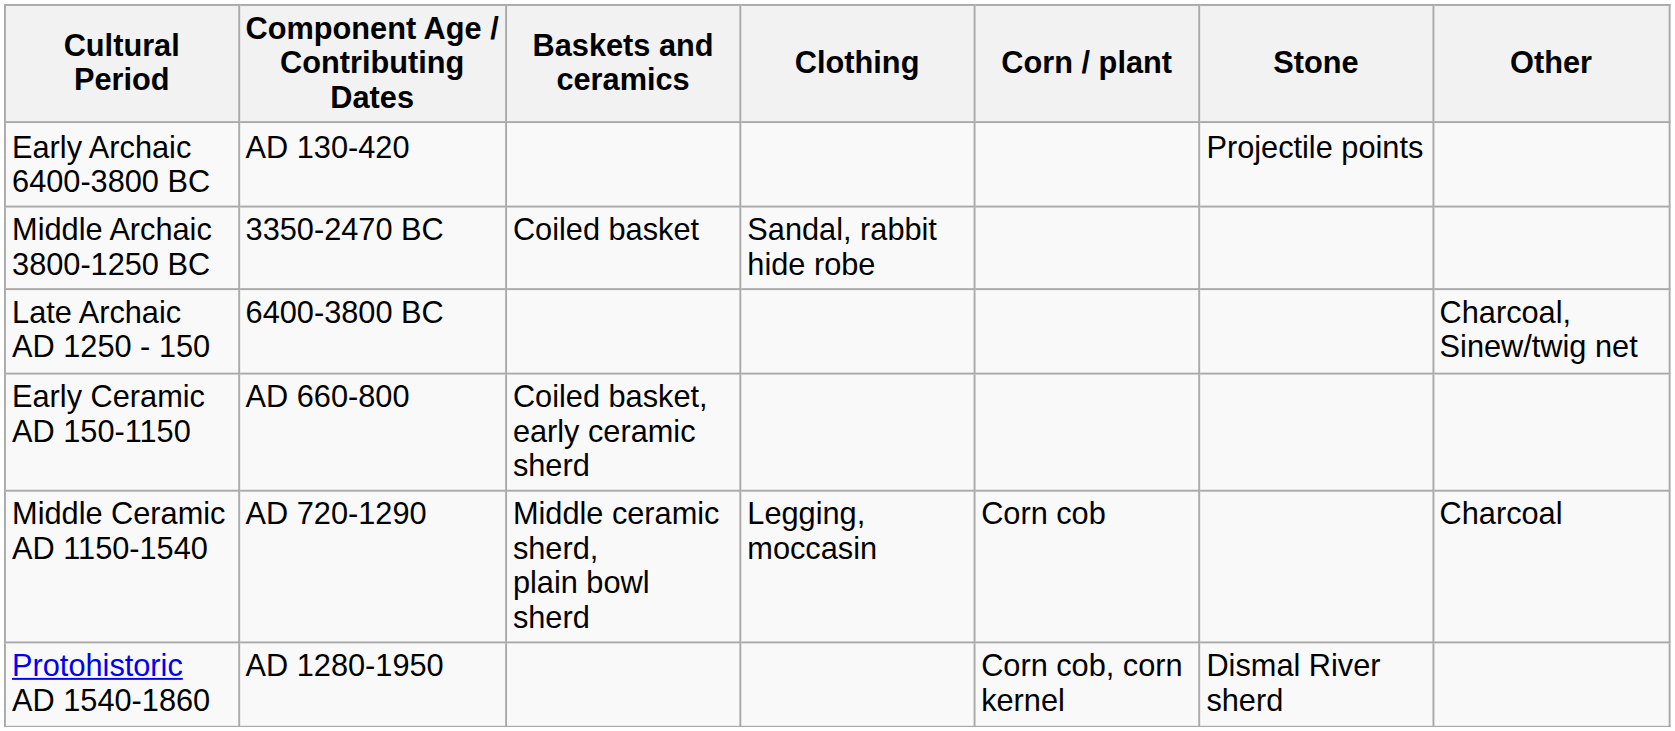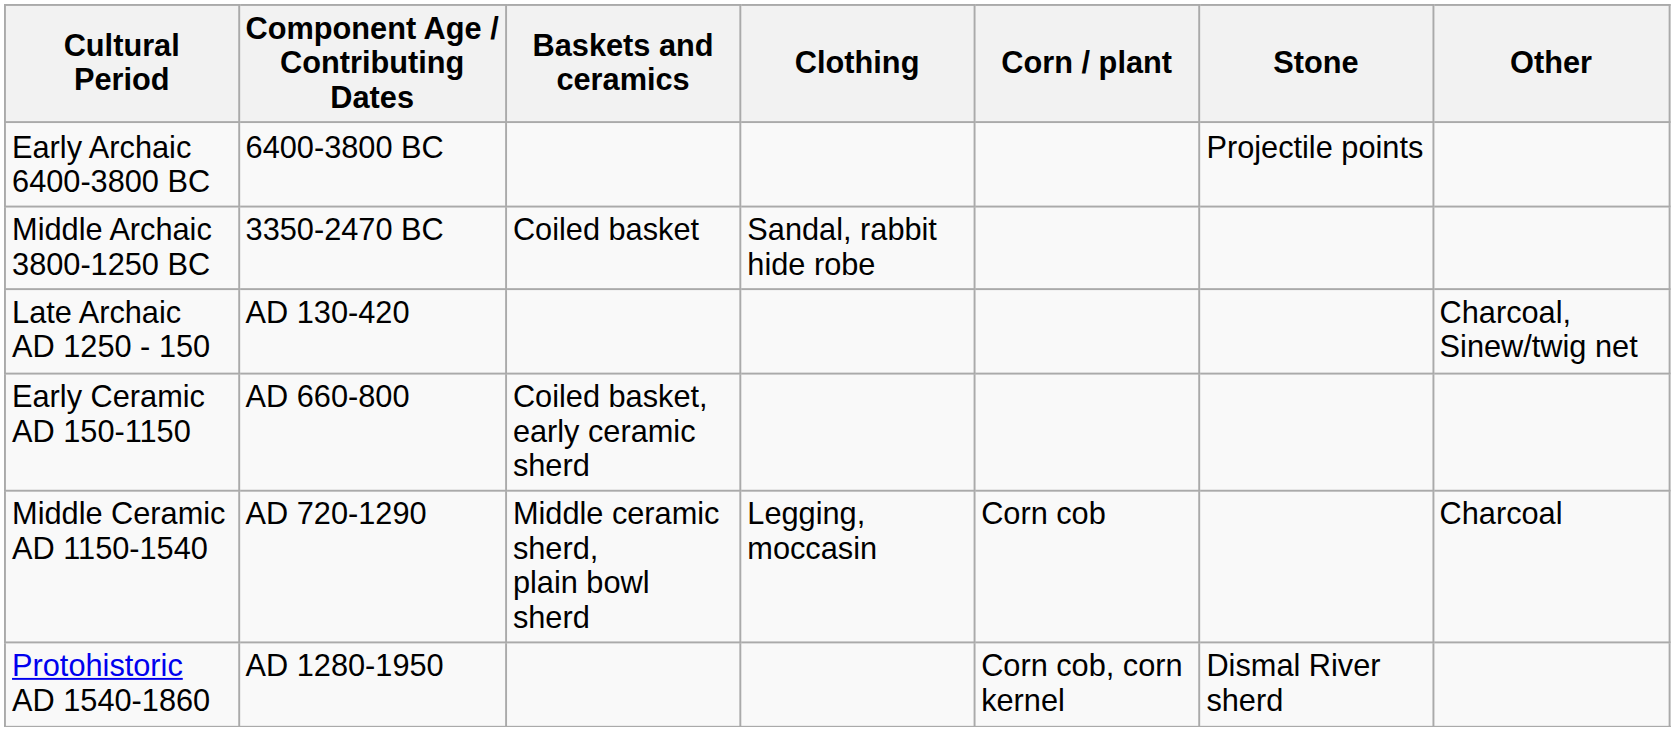(328, 146) AD 130-420 -> (345, 146) 6400-3800 BC
(345, 313) 6400-3800 BC -> (328, 313) AD 130-420
